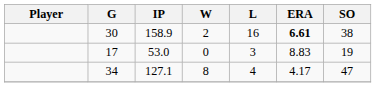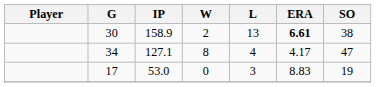(253, 33) 16 -> (253, 33) 13
rows swapped: (112, 71) <-> (112, 52)
